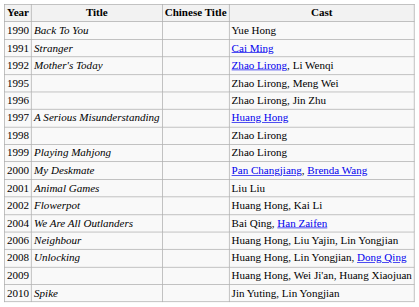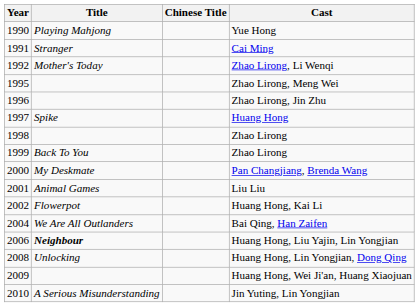(61, 30) Back To You -> (73, 30) Playing Mahjong
(97, 118) A Serious Misunderstanding -> (46, 118) Spike
(73, 153) Playing Mahjong -> (61, 153) Back To You
(58, 240) normal -> (59, 240) bold
(46, 293) Spike -> (97, 293) A Serious Misunderstanding
